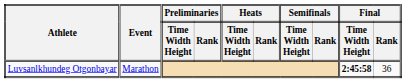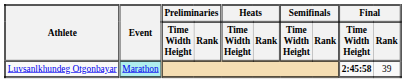(141, 69) no background -> (141, 69) paleturquoise background
(387, 69) 36 -> (387, 69) 39
